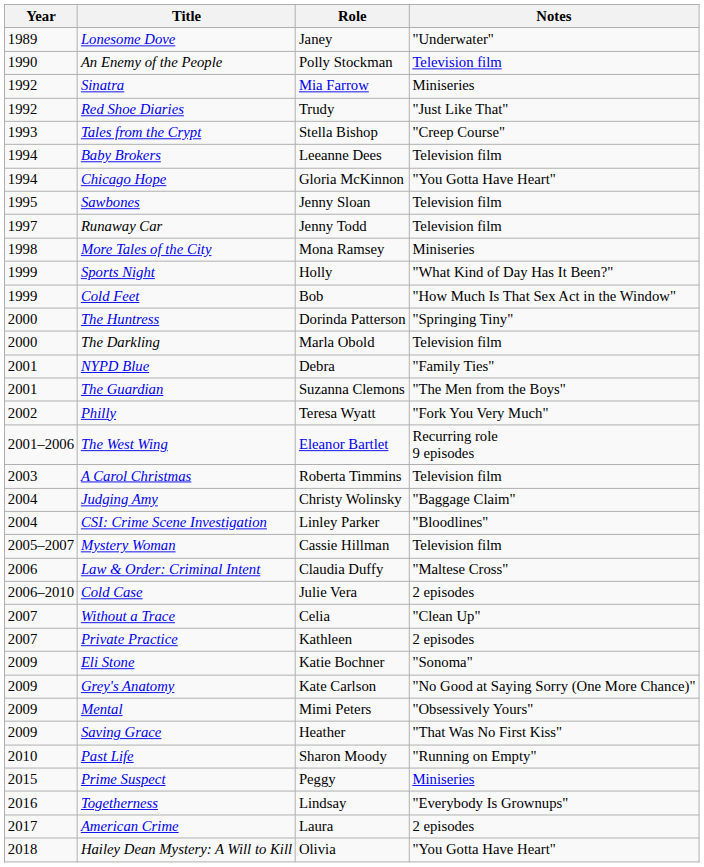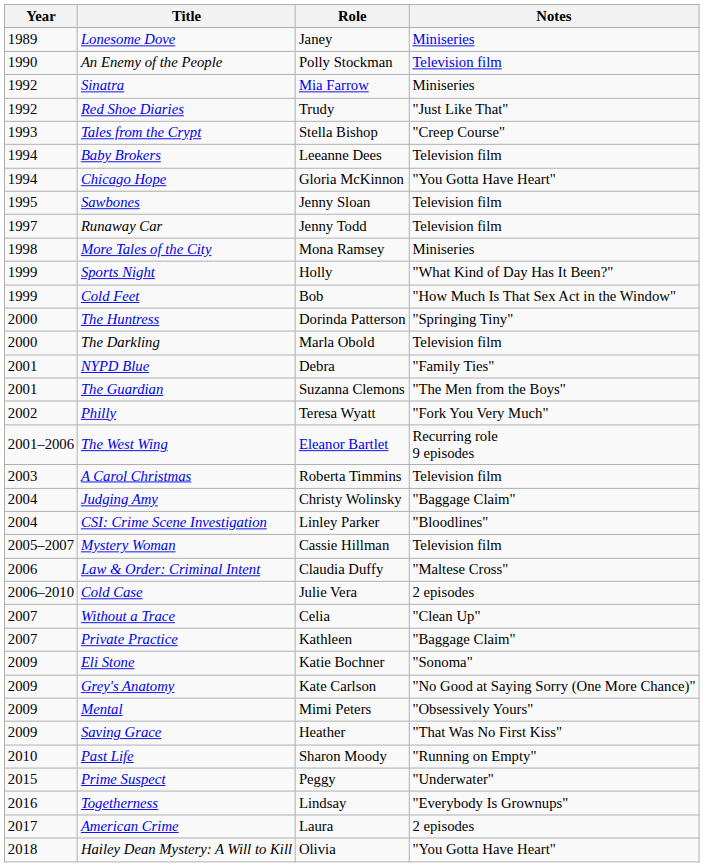(453, 39) "Underwater" -> (443, 39) Miniseries
(443, 639) 2 episodes -> (464, 639) "Baggage Claim"
(443, 779) Miniseries -> (453, 779) "Underwater"
